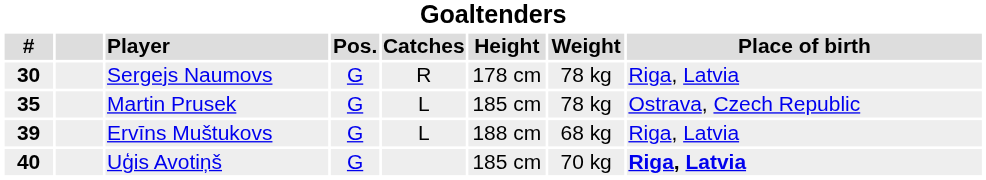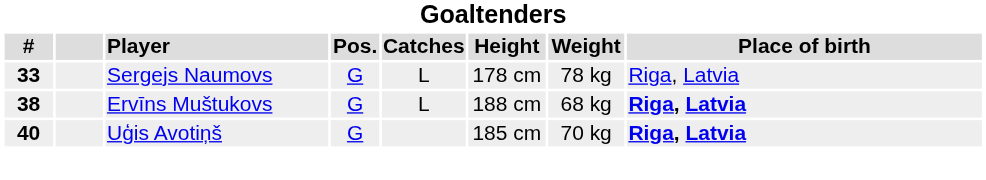(29, 75) 30 -> (29, 75) 33
(424, 75) R -> (424, 75) L
- row: (172, 104)
(29, 133) 39 -> (29, 104) 38
(684, 133) normal -> (687, 104) bold
